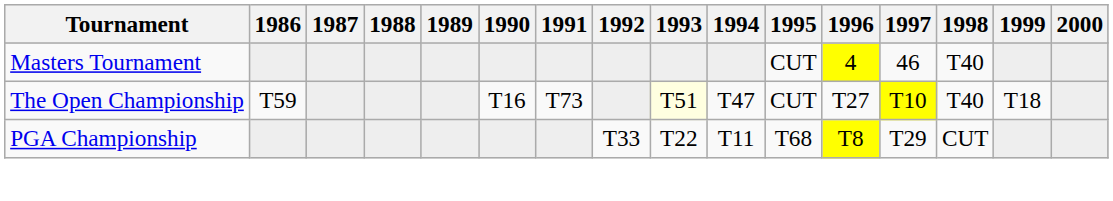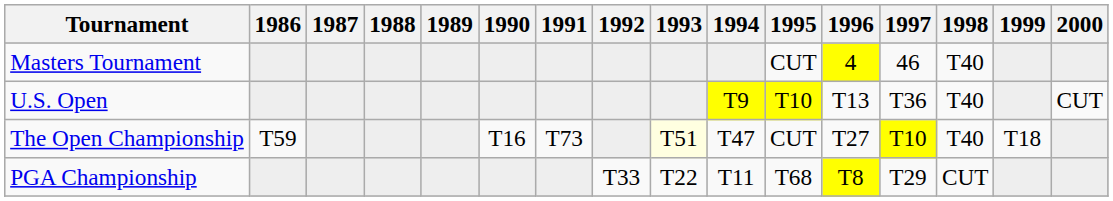+ row: (59, 100)
